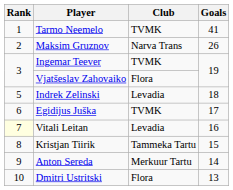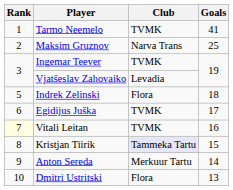(214, 45) 26 -> (214, 45) 25
(142, 78) Flora -> (148, 78) Levadia
(148, 95) Levadia -> (142, 95) Flora
(148, 128) Levadia -> (146, 128) TVMK
(164, 144) no background -> (164, 144) lavender background
